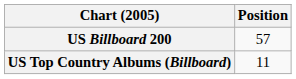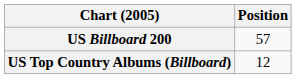(263, 62) 11 -> (263, 62) 12
